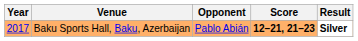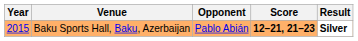(18, 29) 2017 -> (18, 29) 2015
